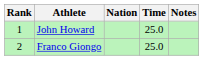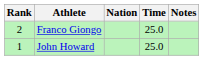rows swapped: (66, 30) <-> (69, 47)
